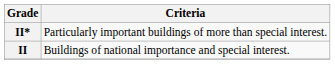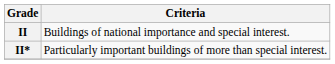rows swapped: (23, 31) <-> (23, 50)
